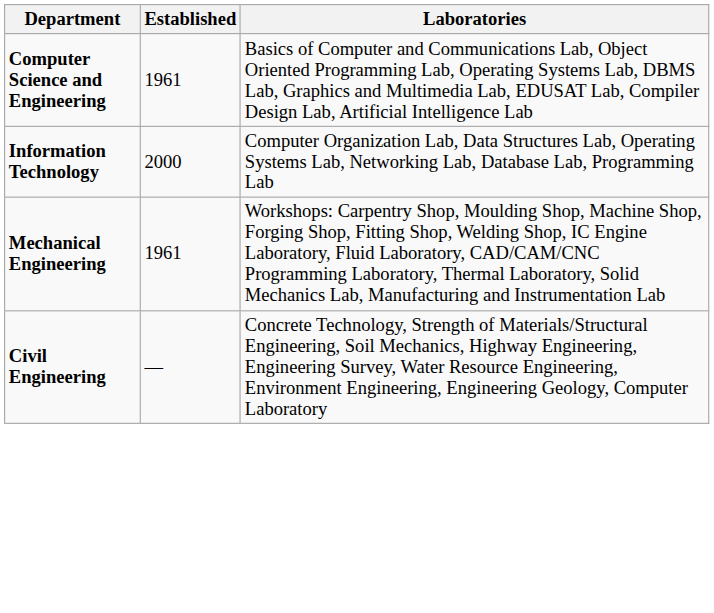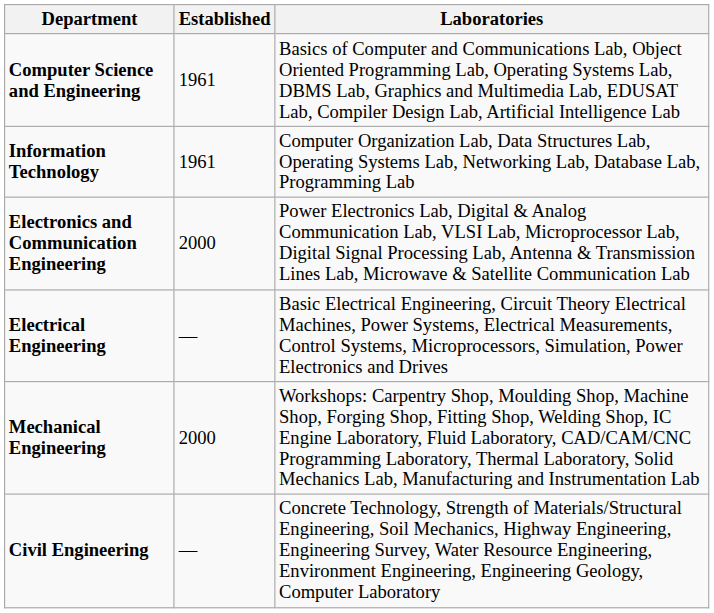(163, 161) 2000 -> (197, 161) 1961
+ row: (73, 243)
+ row: (57, 335)
(163, 253) 1961 -> (197, 437) 2000
